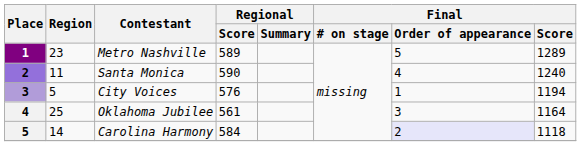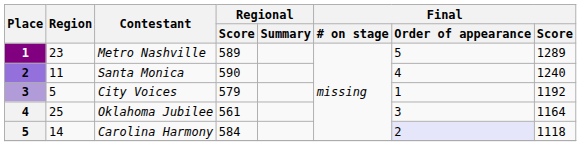(230, 92) 576 -> (230, 92) 579
(551, 92) 1194 -> (551, 92) 1192
